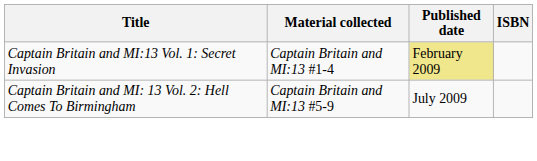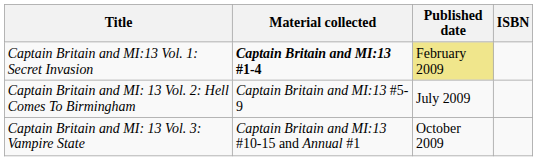(326, 61) normal -> (314, 61) bold
+ row: (104, 136)
